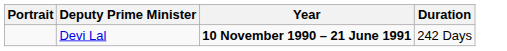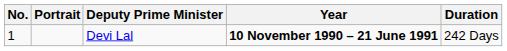+ column: (18, 14)
